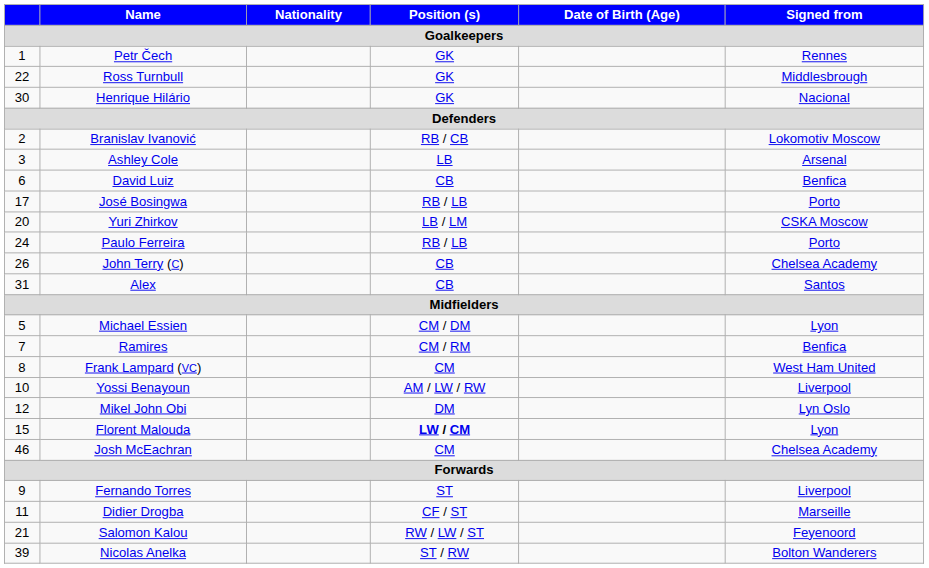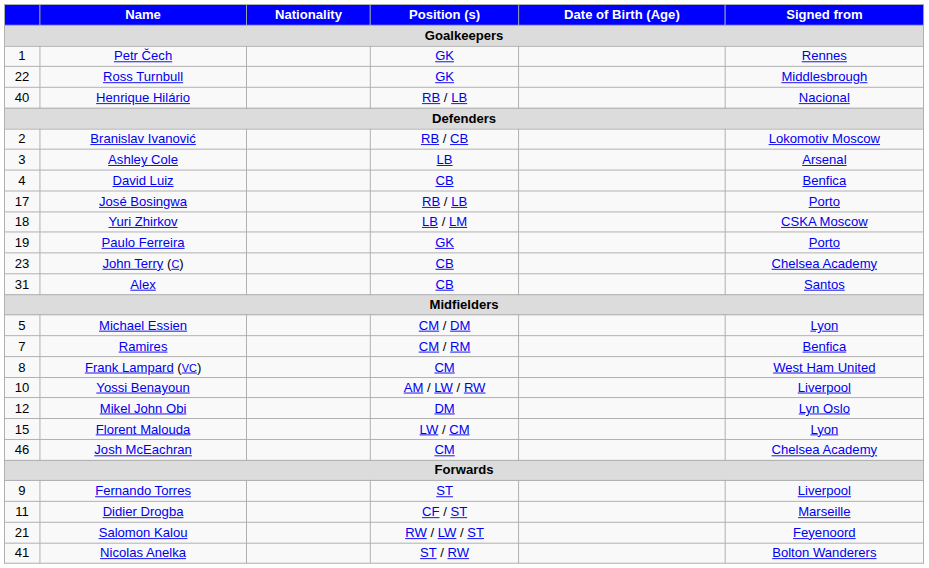(22, 98) 30 -> (22, 98) 40
(445, 98) GK -> (445, 98) RB / LB
(22, 181) 6 -> (22, 181) 4
(22, 222) 20 -> (22, 222) 18
(22, 243) 24 -> (22, 243) 19
(445, 243) RB / LB -> (445, 243) GK
(22, 264) 26 -> (22, 264) 23
(445, 429) bold -> (445, 429) normal
(22, 553) 39 -> (22, 553) 41
